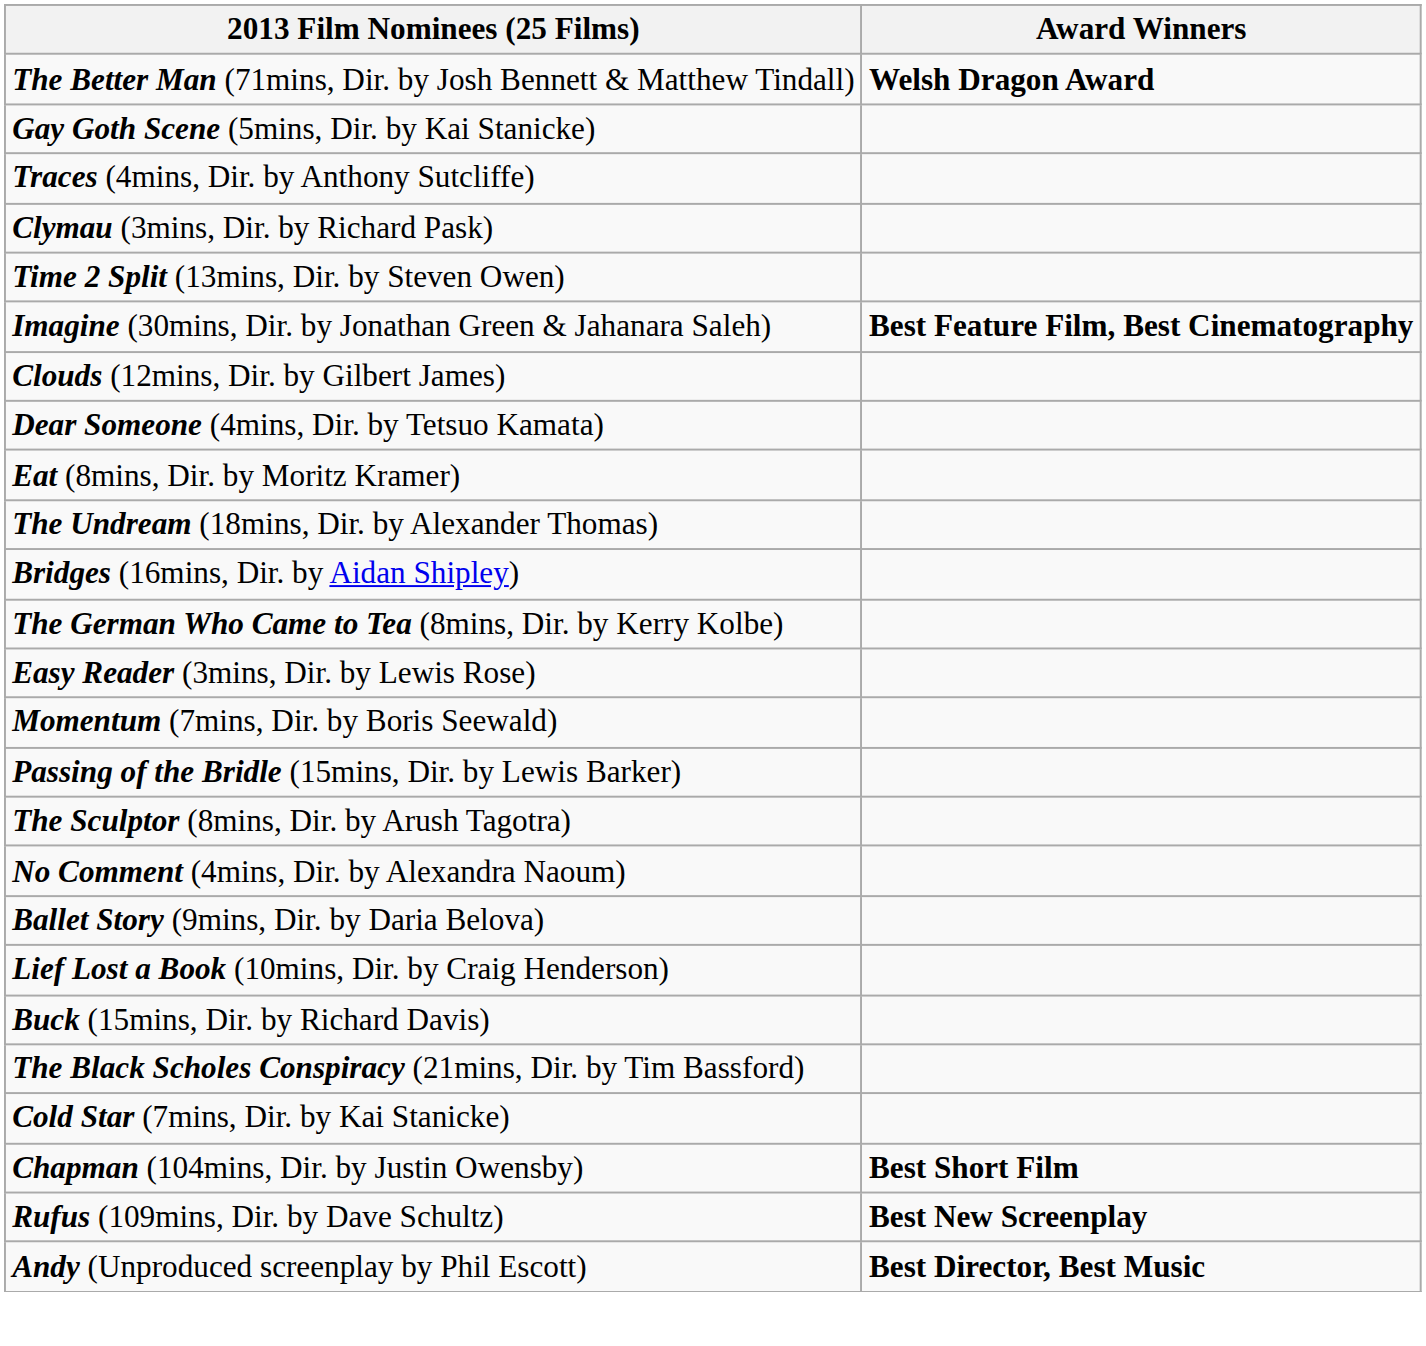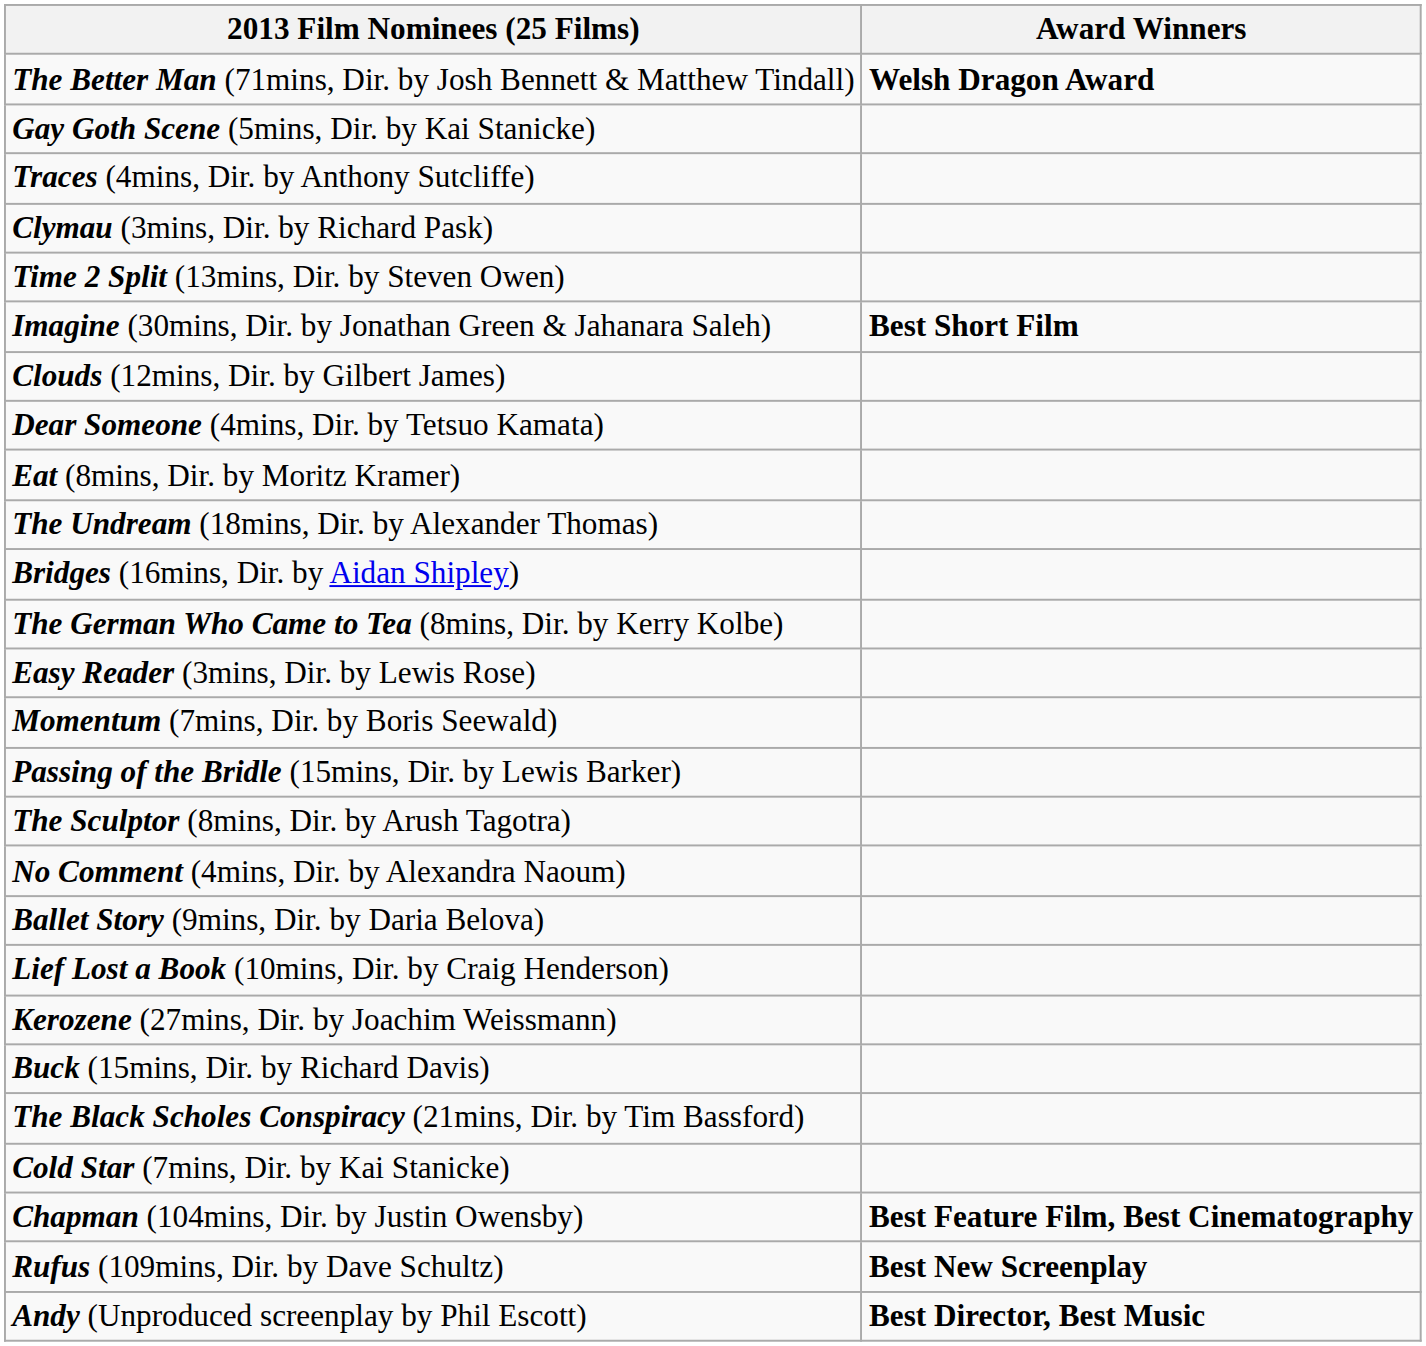(1141, 326) Best Feature Film, Best Cinematography -> (974, 326) Best Short Film
+ row: (314, 1018)
(974, 1167) Best Short Film -> (1141, 1216) Best Feature Film, Best Cinematography
